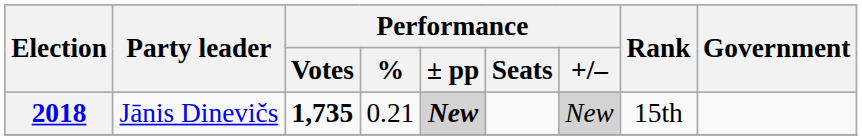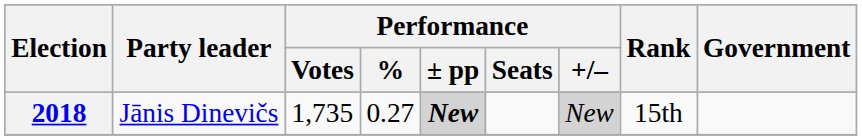(322, 112) bold -> (322, 112) normal
(390, 112) 0.21 -> (390, 112) 0.27
